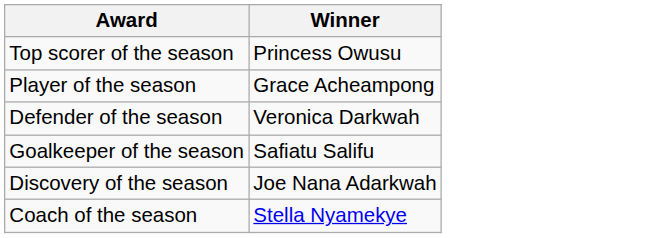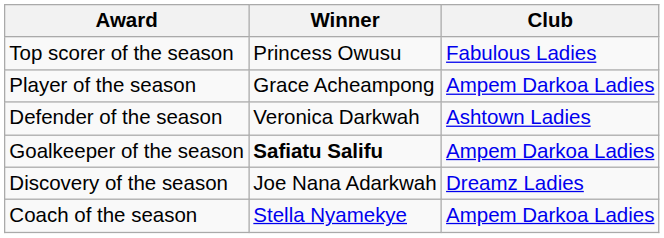+ column: (550, 20)
(314, 150) normal -> (318, 150) bold
